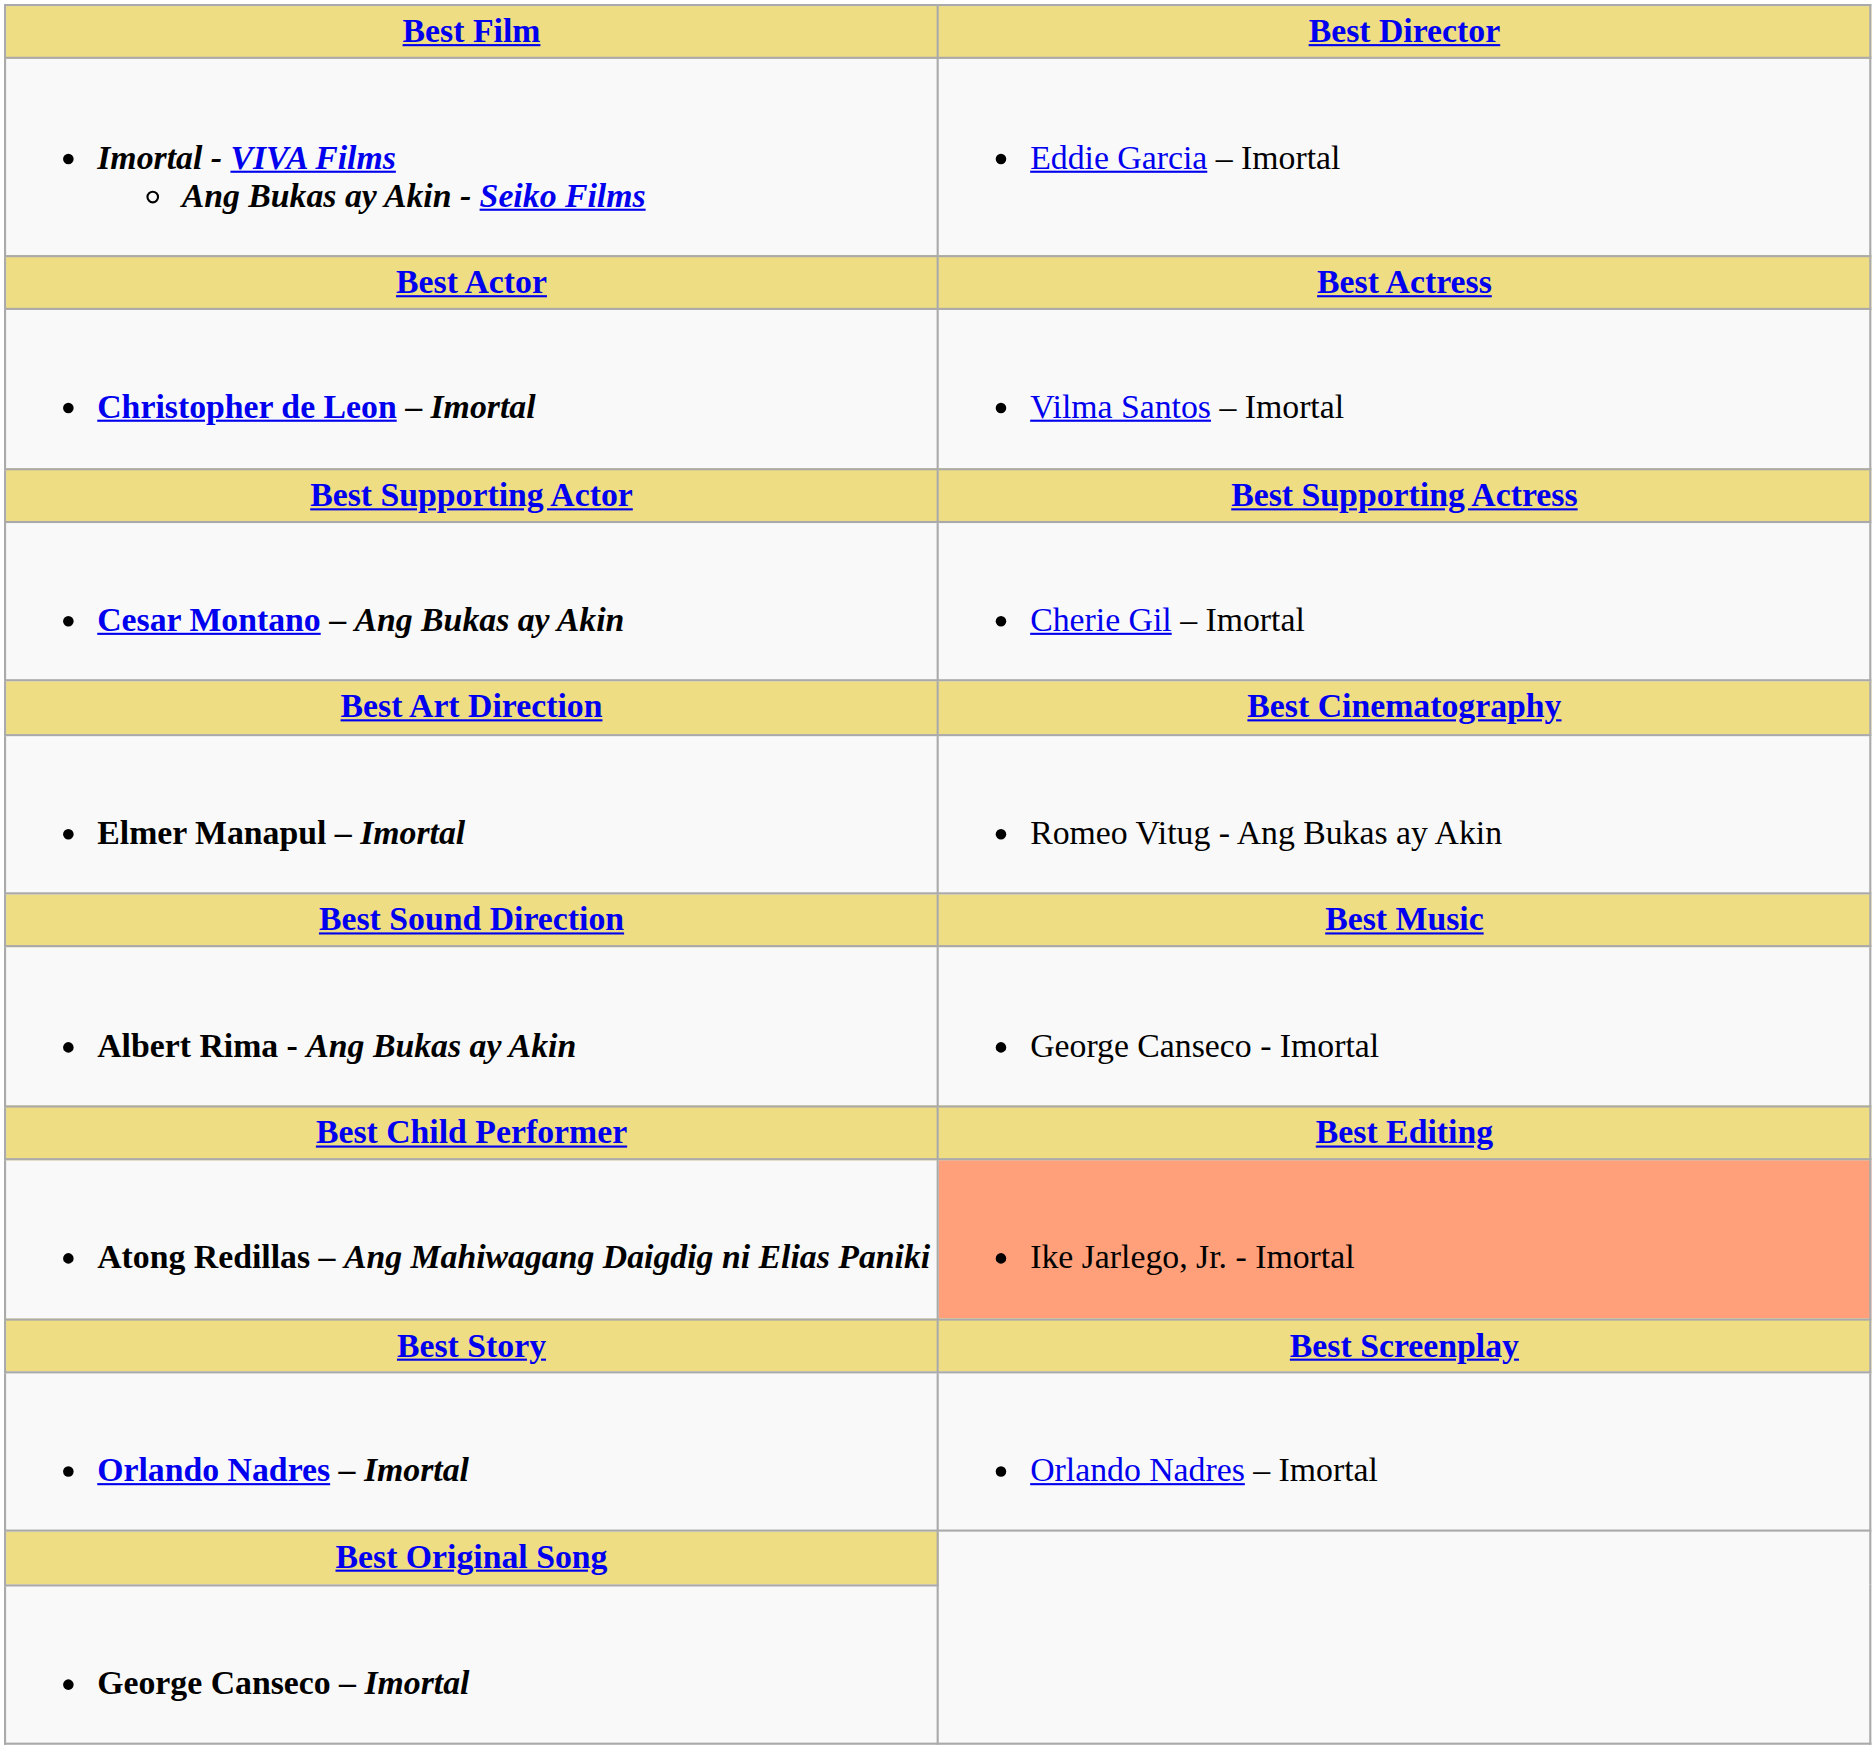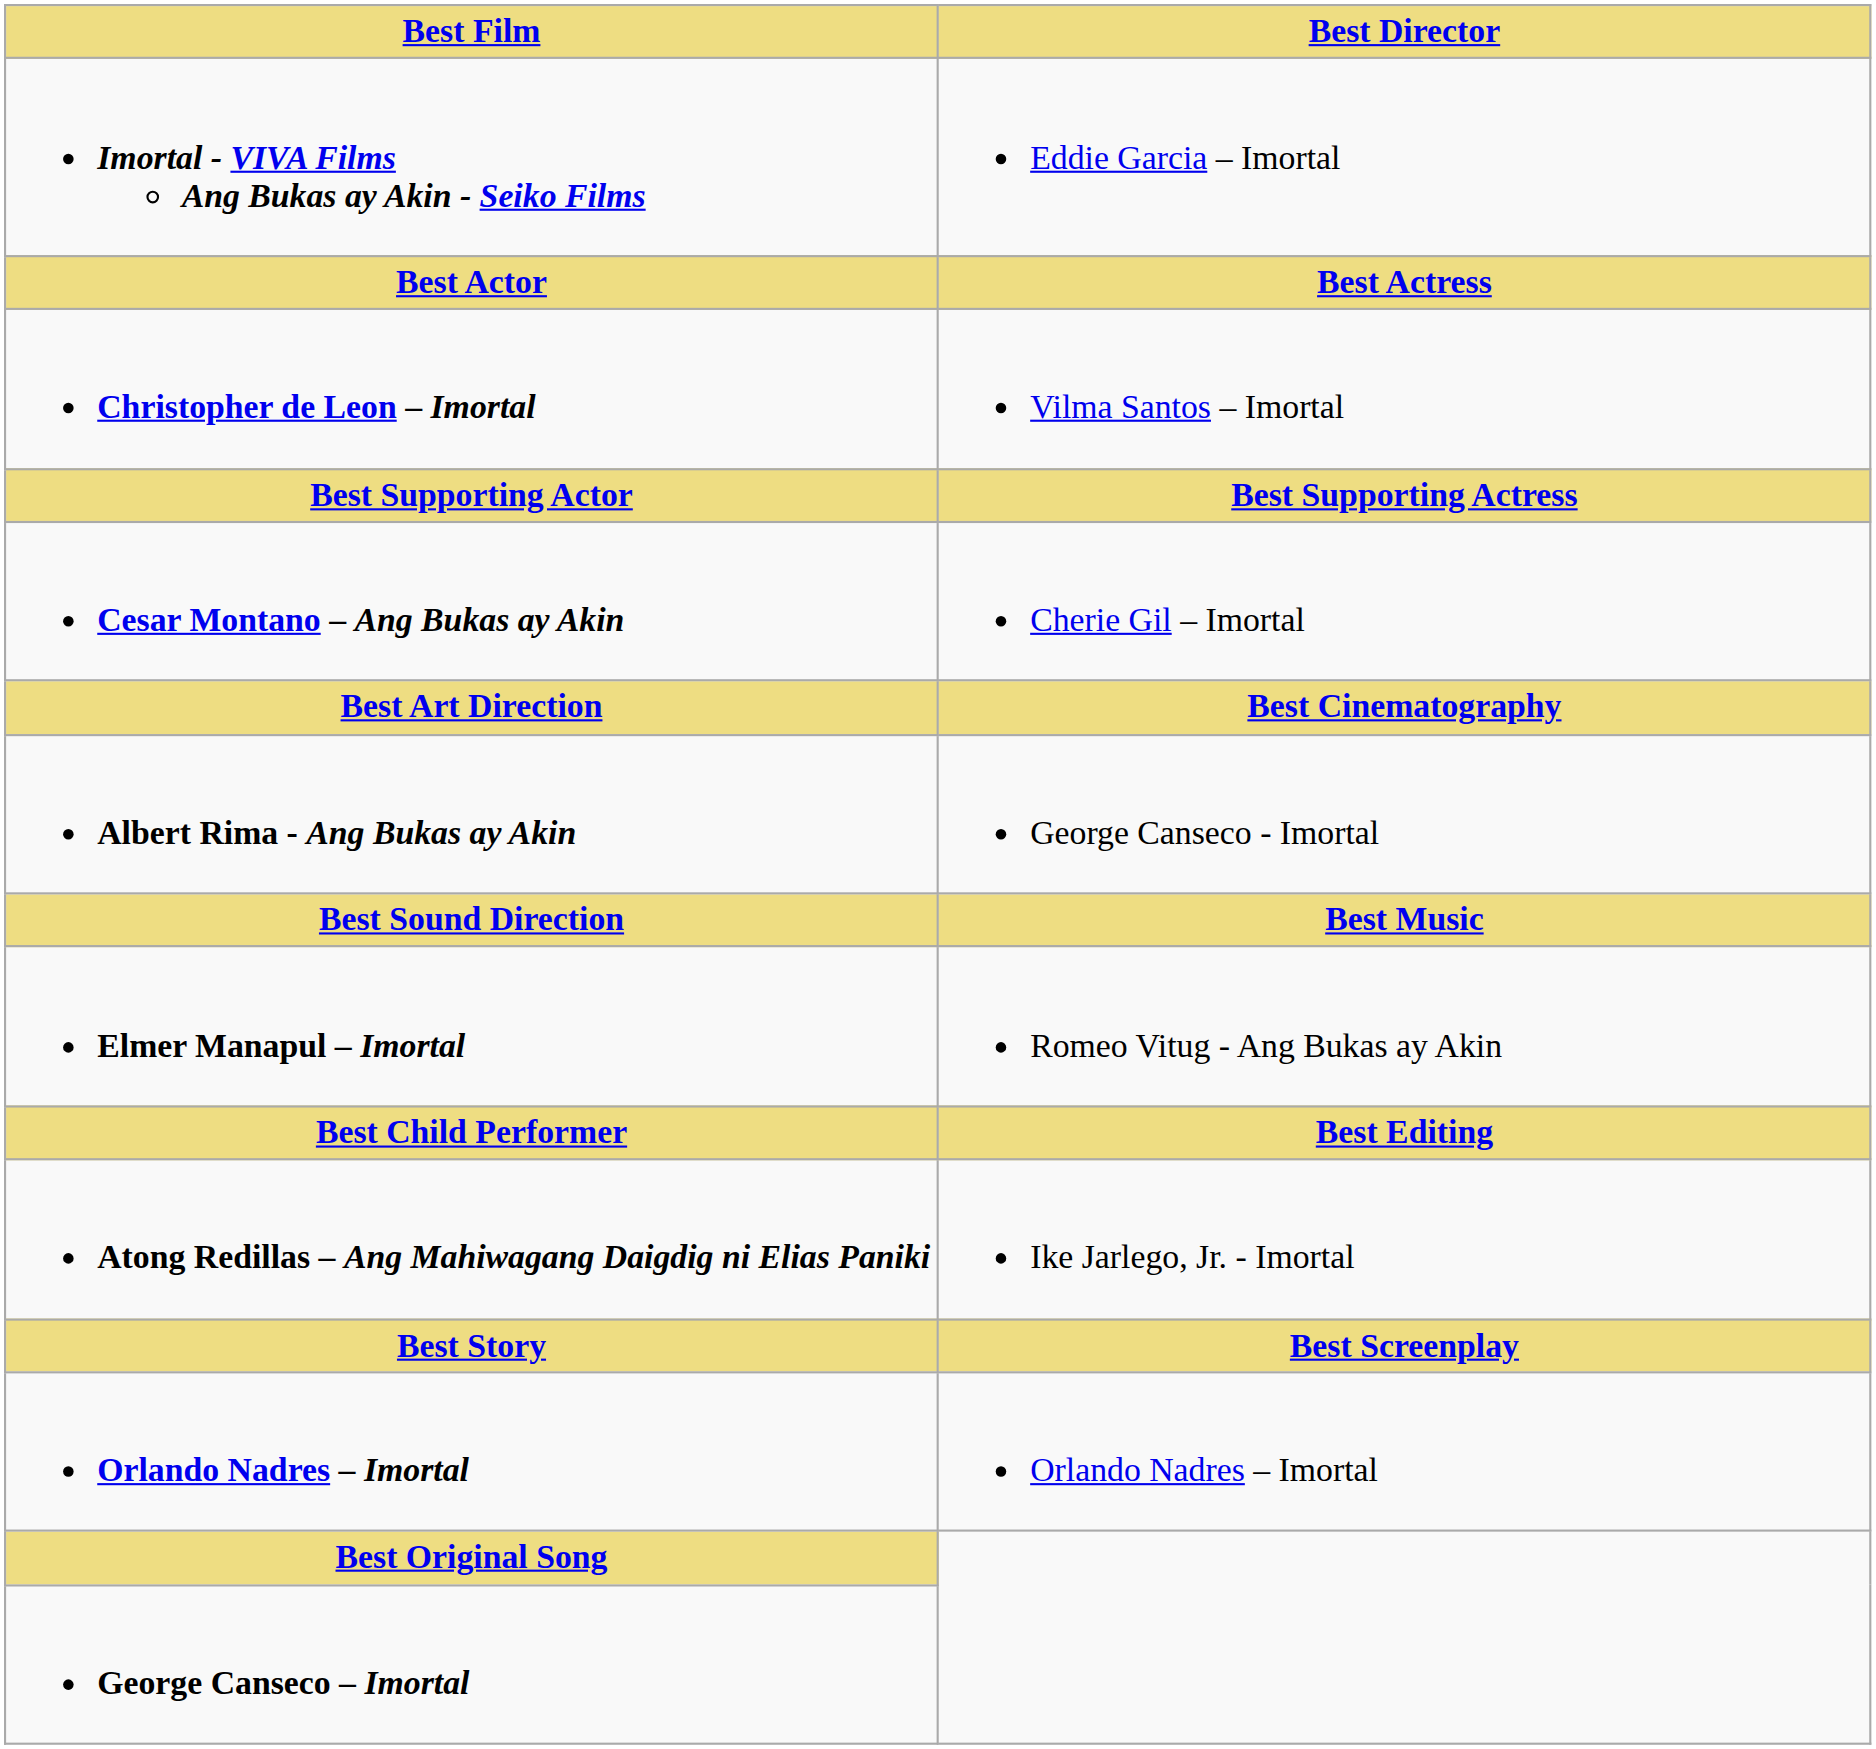rows swapped: (472, 833) <-> (472, 1045)
(1404, 1258) lightsalmon background -> (1404, 1258) no background
